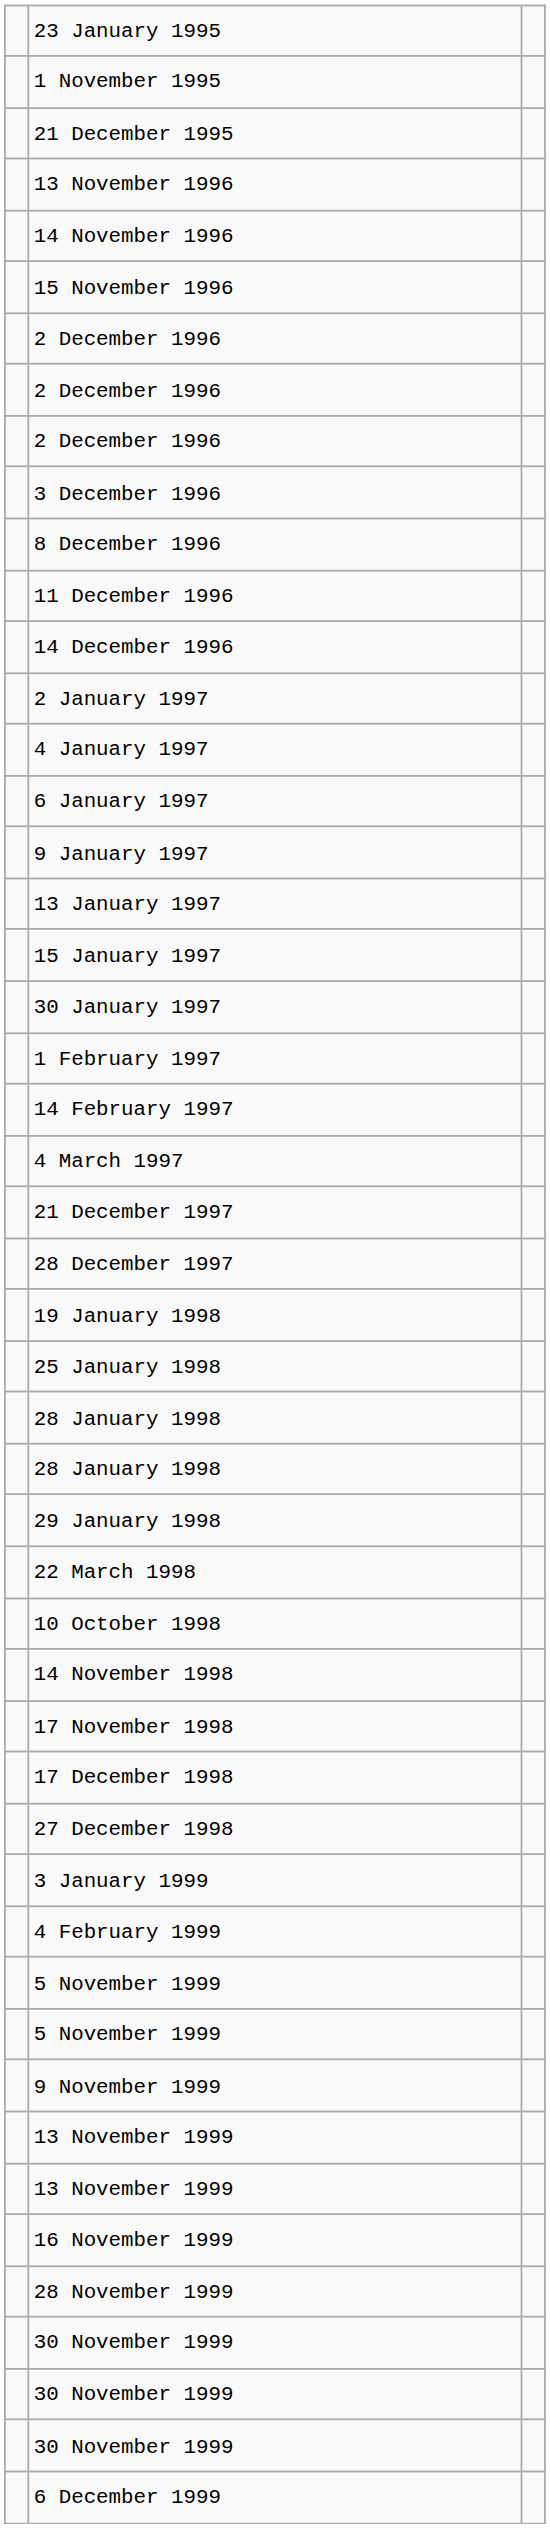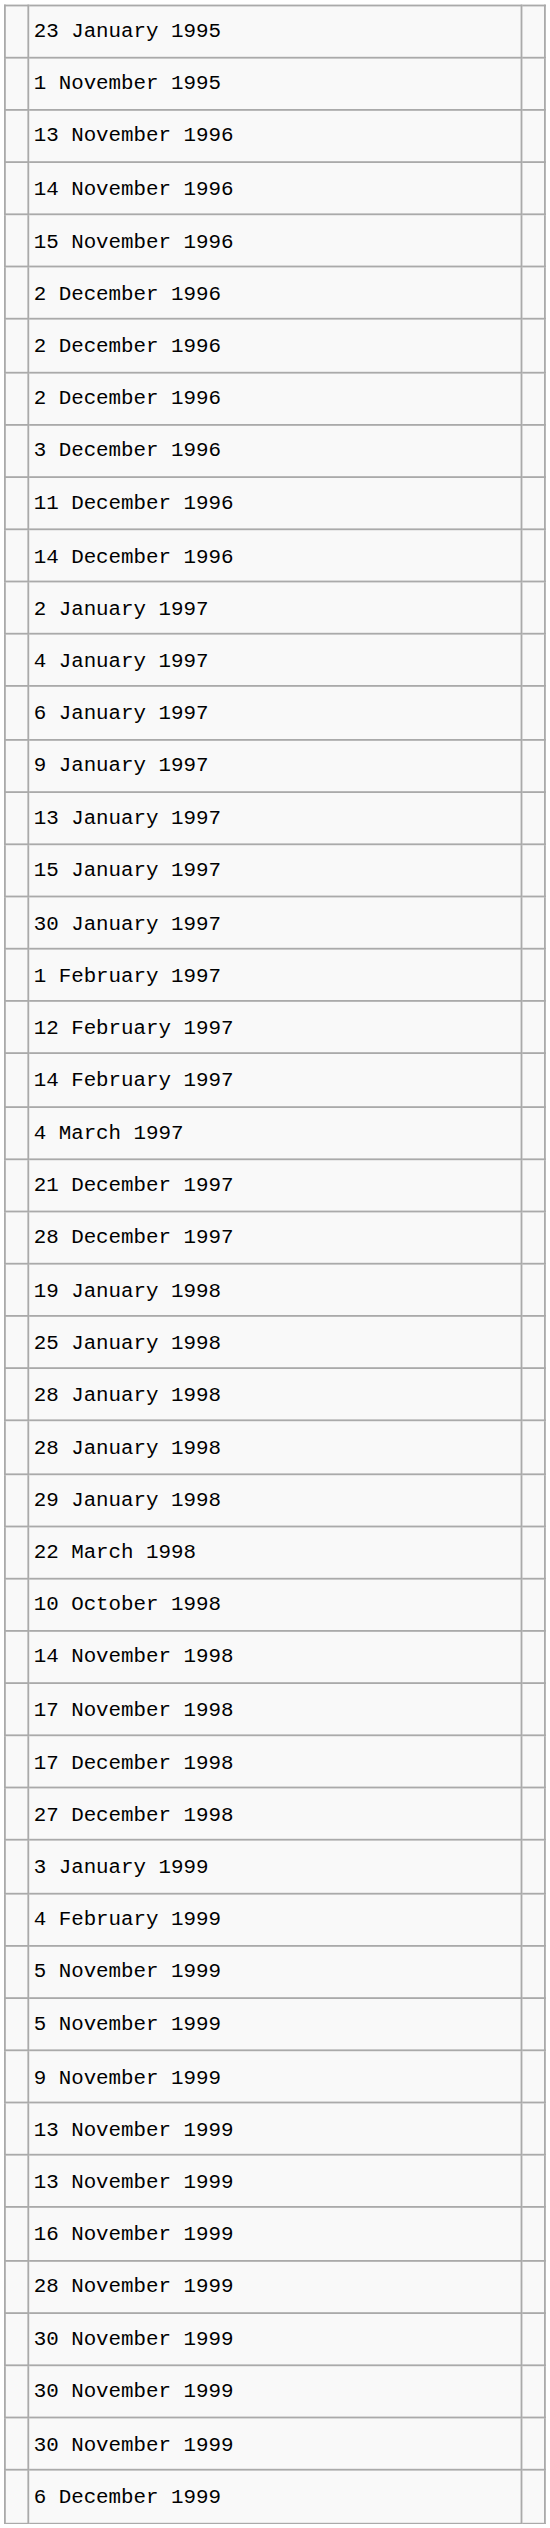- row: (17, 133)
- row: (17, 544)
+ row: (17, 1028)
